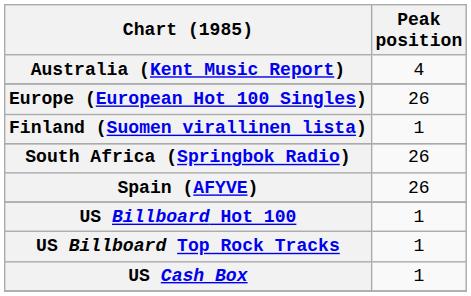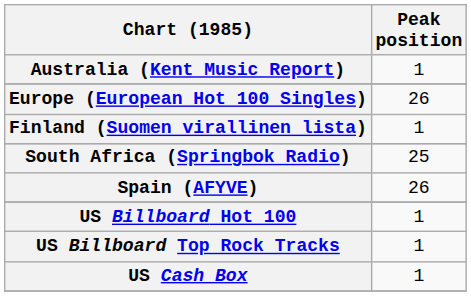(419, 70) 4 -> (419, 70) 1
(419, 158) 26 -> (419, 158) 25
